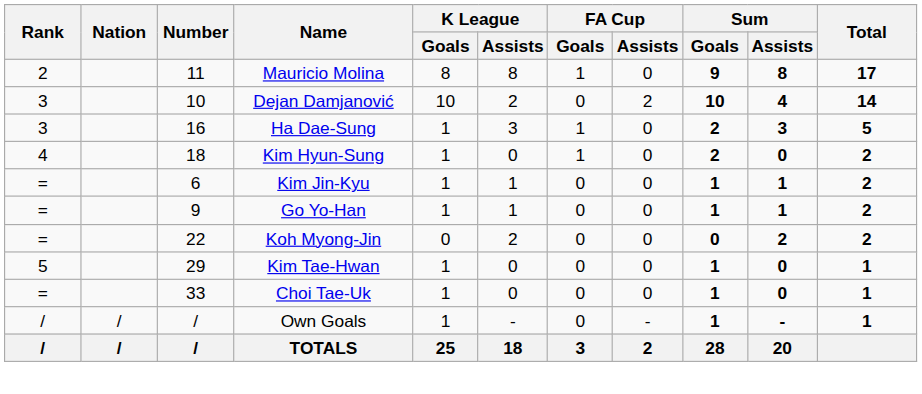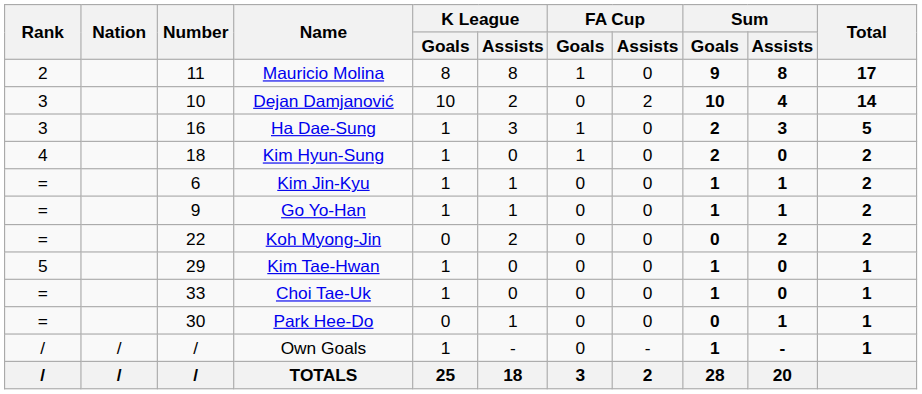+ row: (323, 320)
